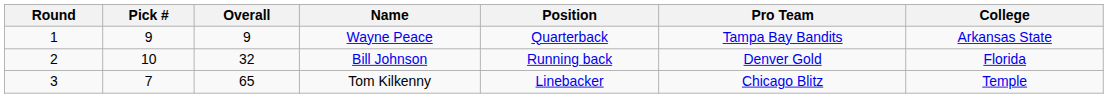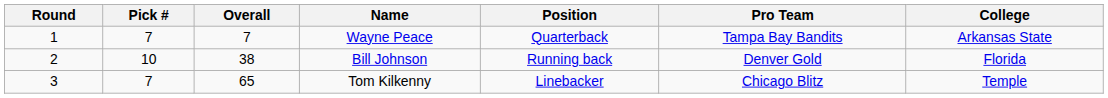(149, 37) 9 -> (149, 37) 7
(247, 37) 9 -> (247, 37) 7
(247, 59) 32 -> (247, 59) 38
